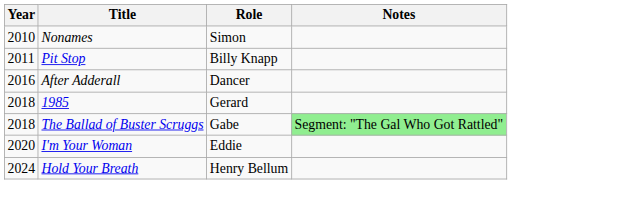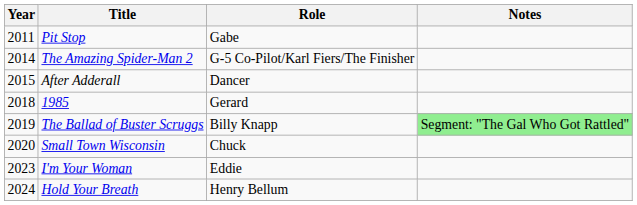- row: (67, 37)
(244, 59) Billy Knapp -> (224, 37) Gabe
+ row: (117, 59)
(21, 80) 2016 -> (21, 80) 2015
(21, 124) 2018 -> (21, 124) 2019
(224, 124) Gabe -> (244, 124) Billy Knapp
+ row: (103, 146)
(21, 146) 2020 -> (21, 168) 2023
